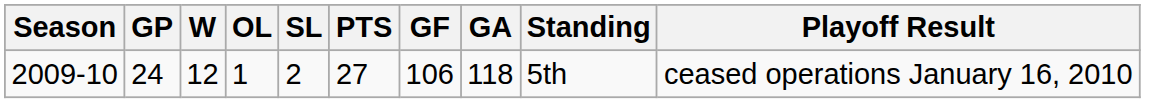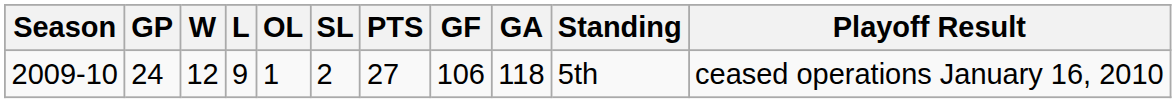+ column: (241, 27)
